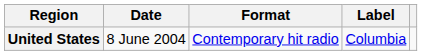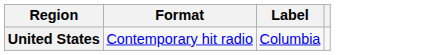- column: (146, 15)
